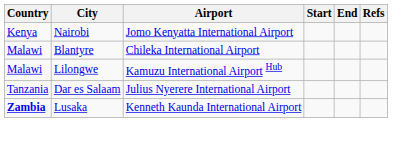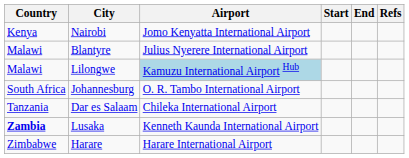(193, 50) Chileka International Airport -> (225, 50) Julius Nyerere International Airport
(204, 70) no background -> (221, 70) lightblue background
+ row: (102, 89)
(208, 89) Julius Nyerere International Airport -> (210, 108) Chileka International Airport
+ row: (87, 144)
